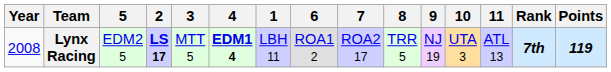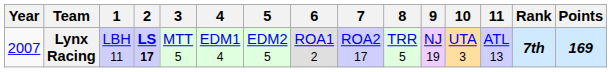columns swapped: (273, 16) <-> (123, 16)
(24, 47) 2008 -> (24, 47) 2007
(232, 47) bold -> (220, 47) normal
(581, 47) 119 -> (581, 47) 169
